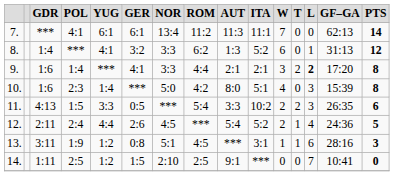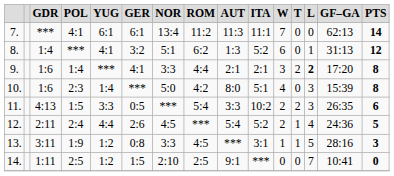(168, 50) 3:3 -> (168, 50) 5:1
(168, 143) 5:1 -> (168, 143) 3:3
(311, 143) 6 -> (311, 143) 5
